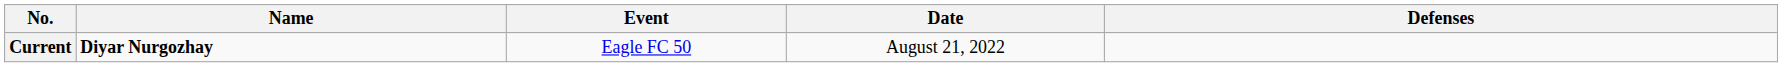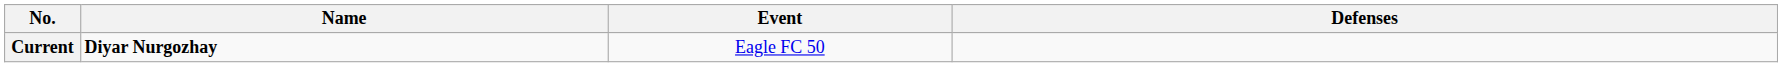- column: (945, 18)
